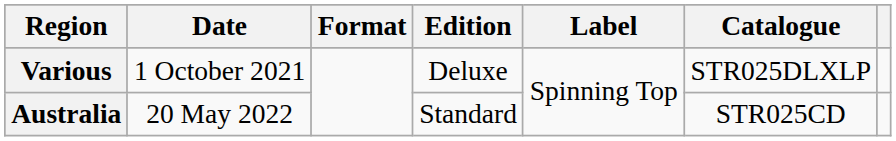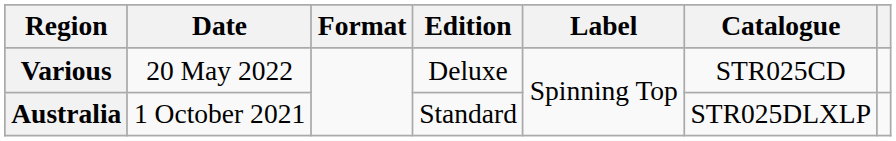(220, 69) 1 October 2021 -> (220, 69) 20 May 2022
(781, 69) STR025DLXLP -> (781, 69) STR025CD
(220, 113) 20 May 2022 -> (220, 113) 1 October 2021
(781, 113) STR025CD -> (781, 113) STR025DLXLP
